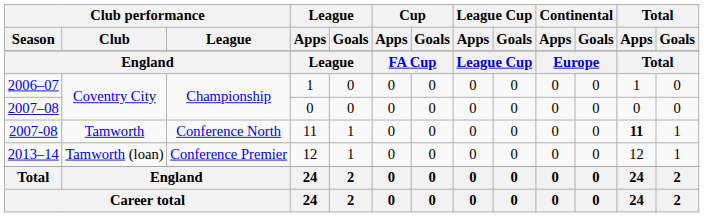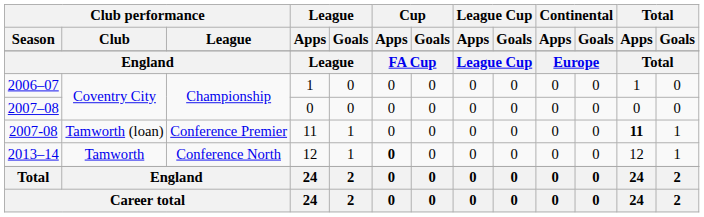(114, 131) Tamworth -> (115, 131) Tamworth (loan)
(229, 131) Conference North -> (229, 131) Conference Premier
(115, 154) Tamworth (loan) -> (114, 154) Tamworth
(229, 154) Conference Premier -> (229, 154) Conference North
(391, 154) normal -> (391, 154) bold
